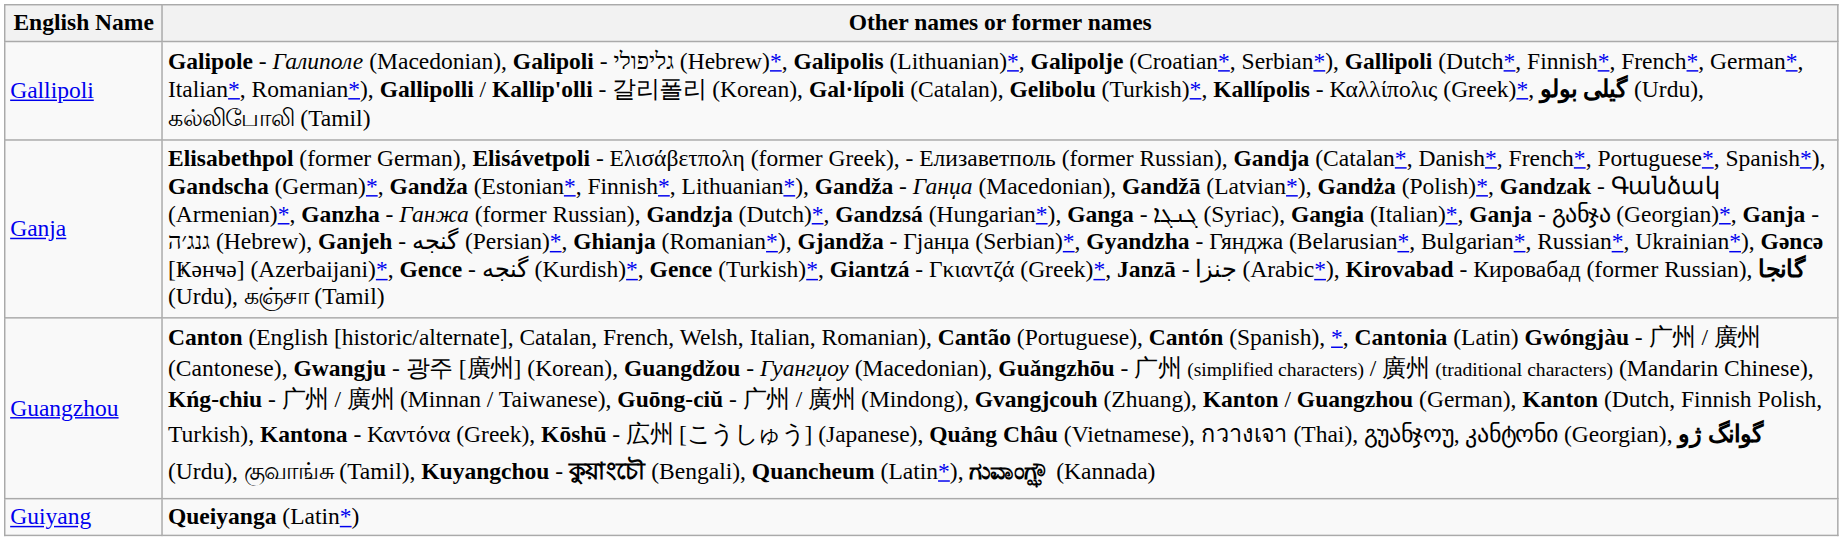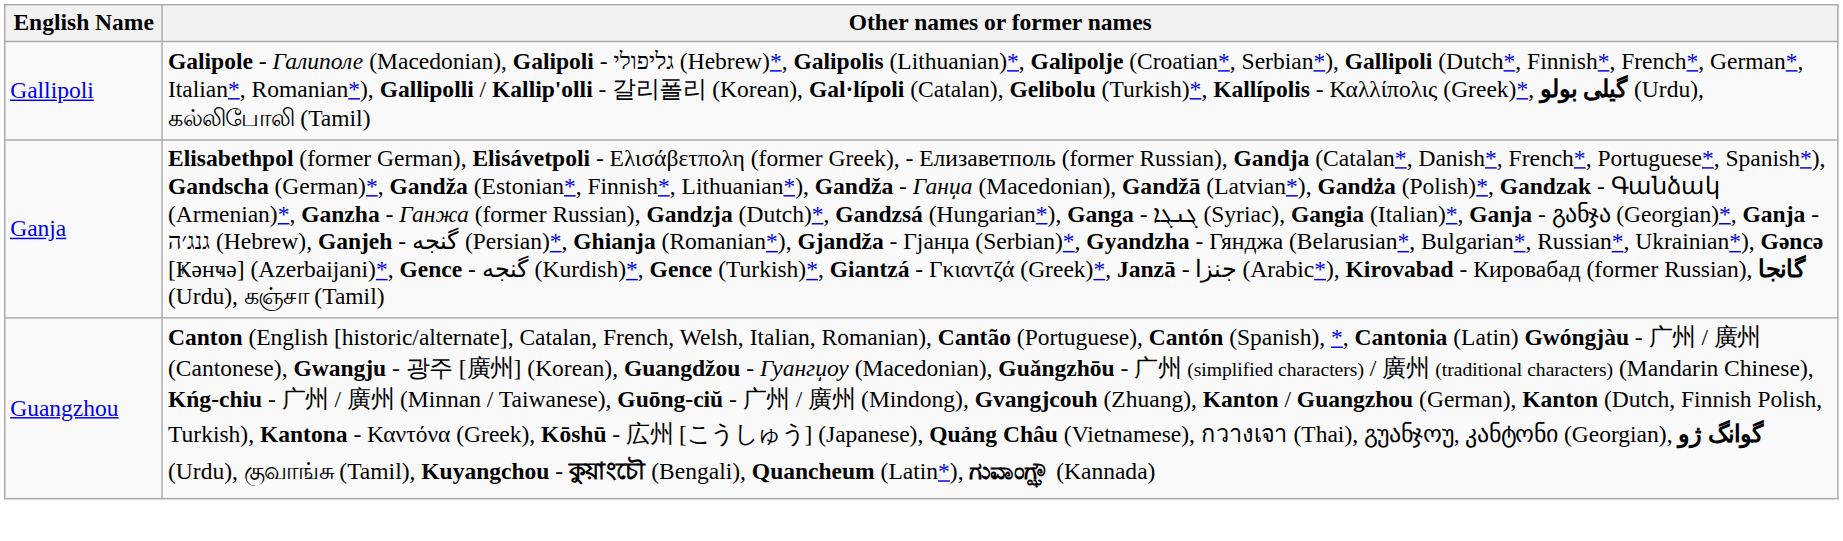- row: (51, 516)
